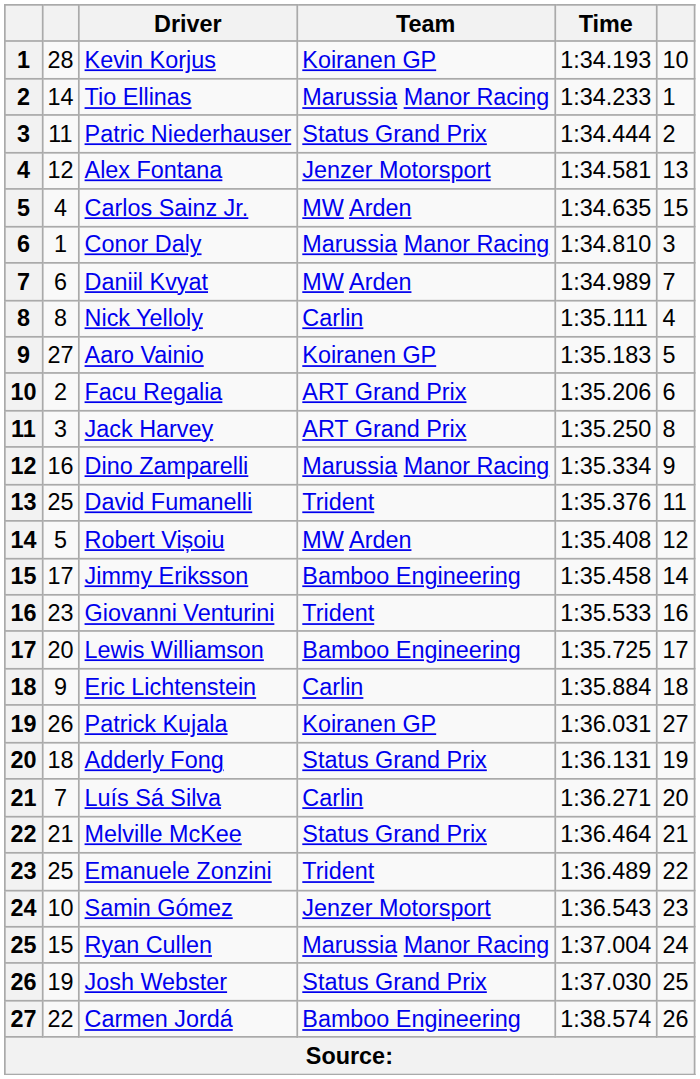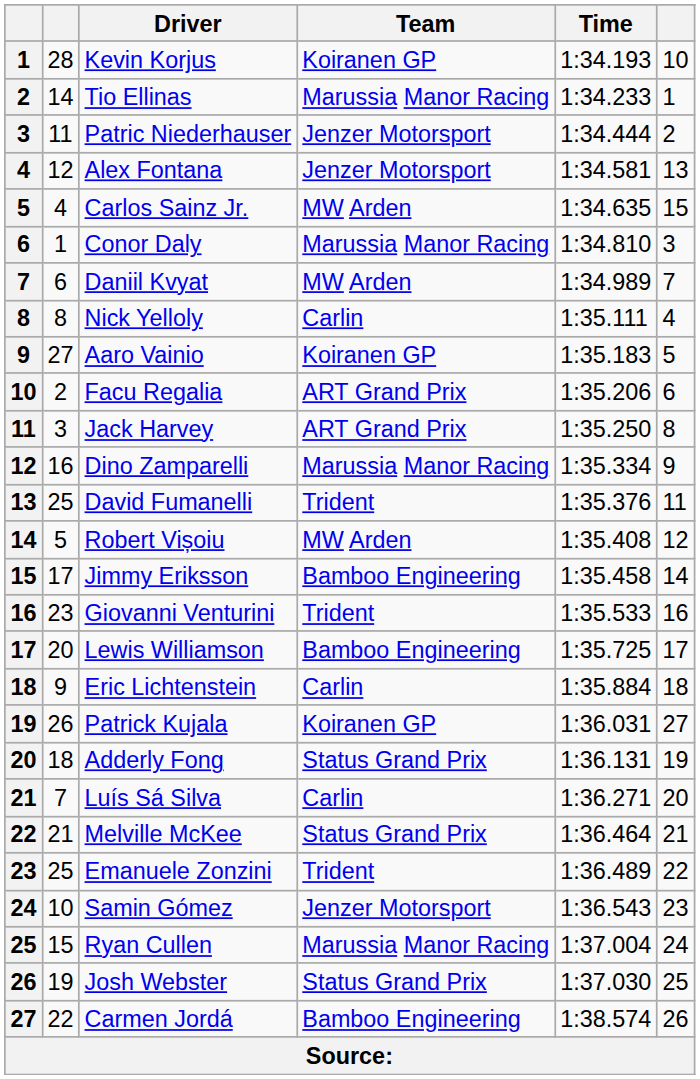(395, 134) Status Grand Prix -> (396, 134) Jenzer Motorsport
